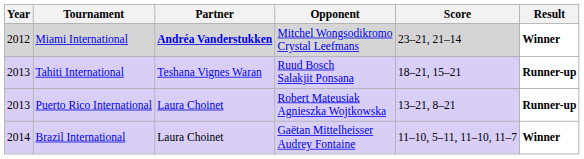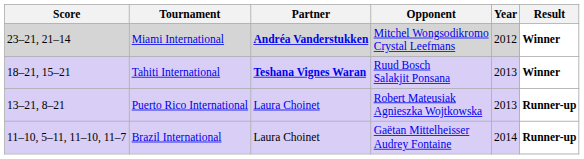columns swapped: (19, 14) <-> (457, 14)
(210, 72) normal -> (310, 72) bold
(549, 72) Runner-up -> (541, 72) Winner
(541, 137) Winner -> (549, 137) Runner-up
